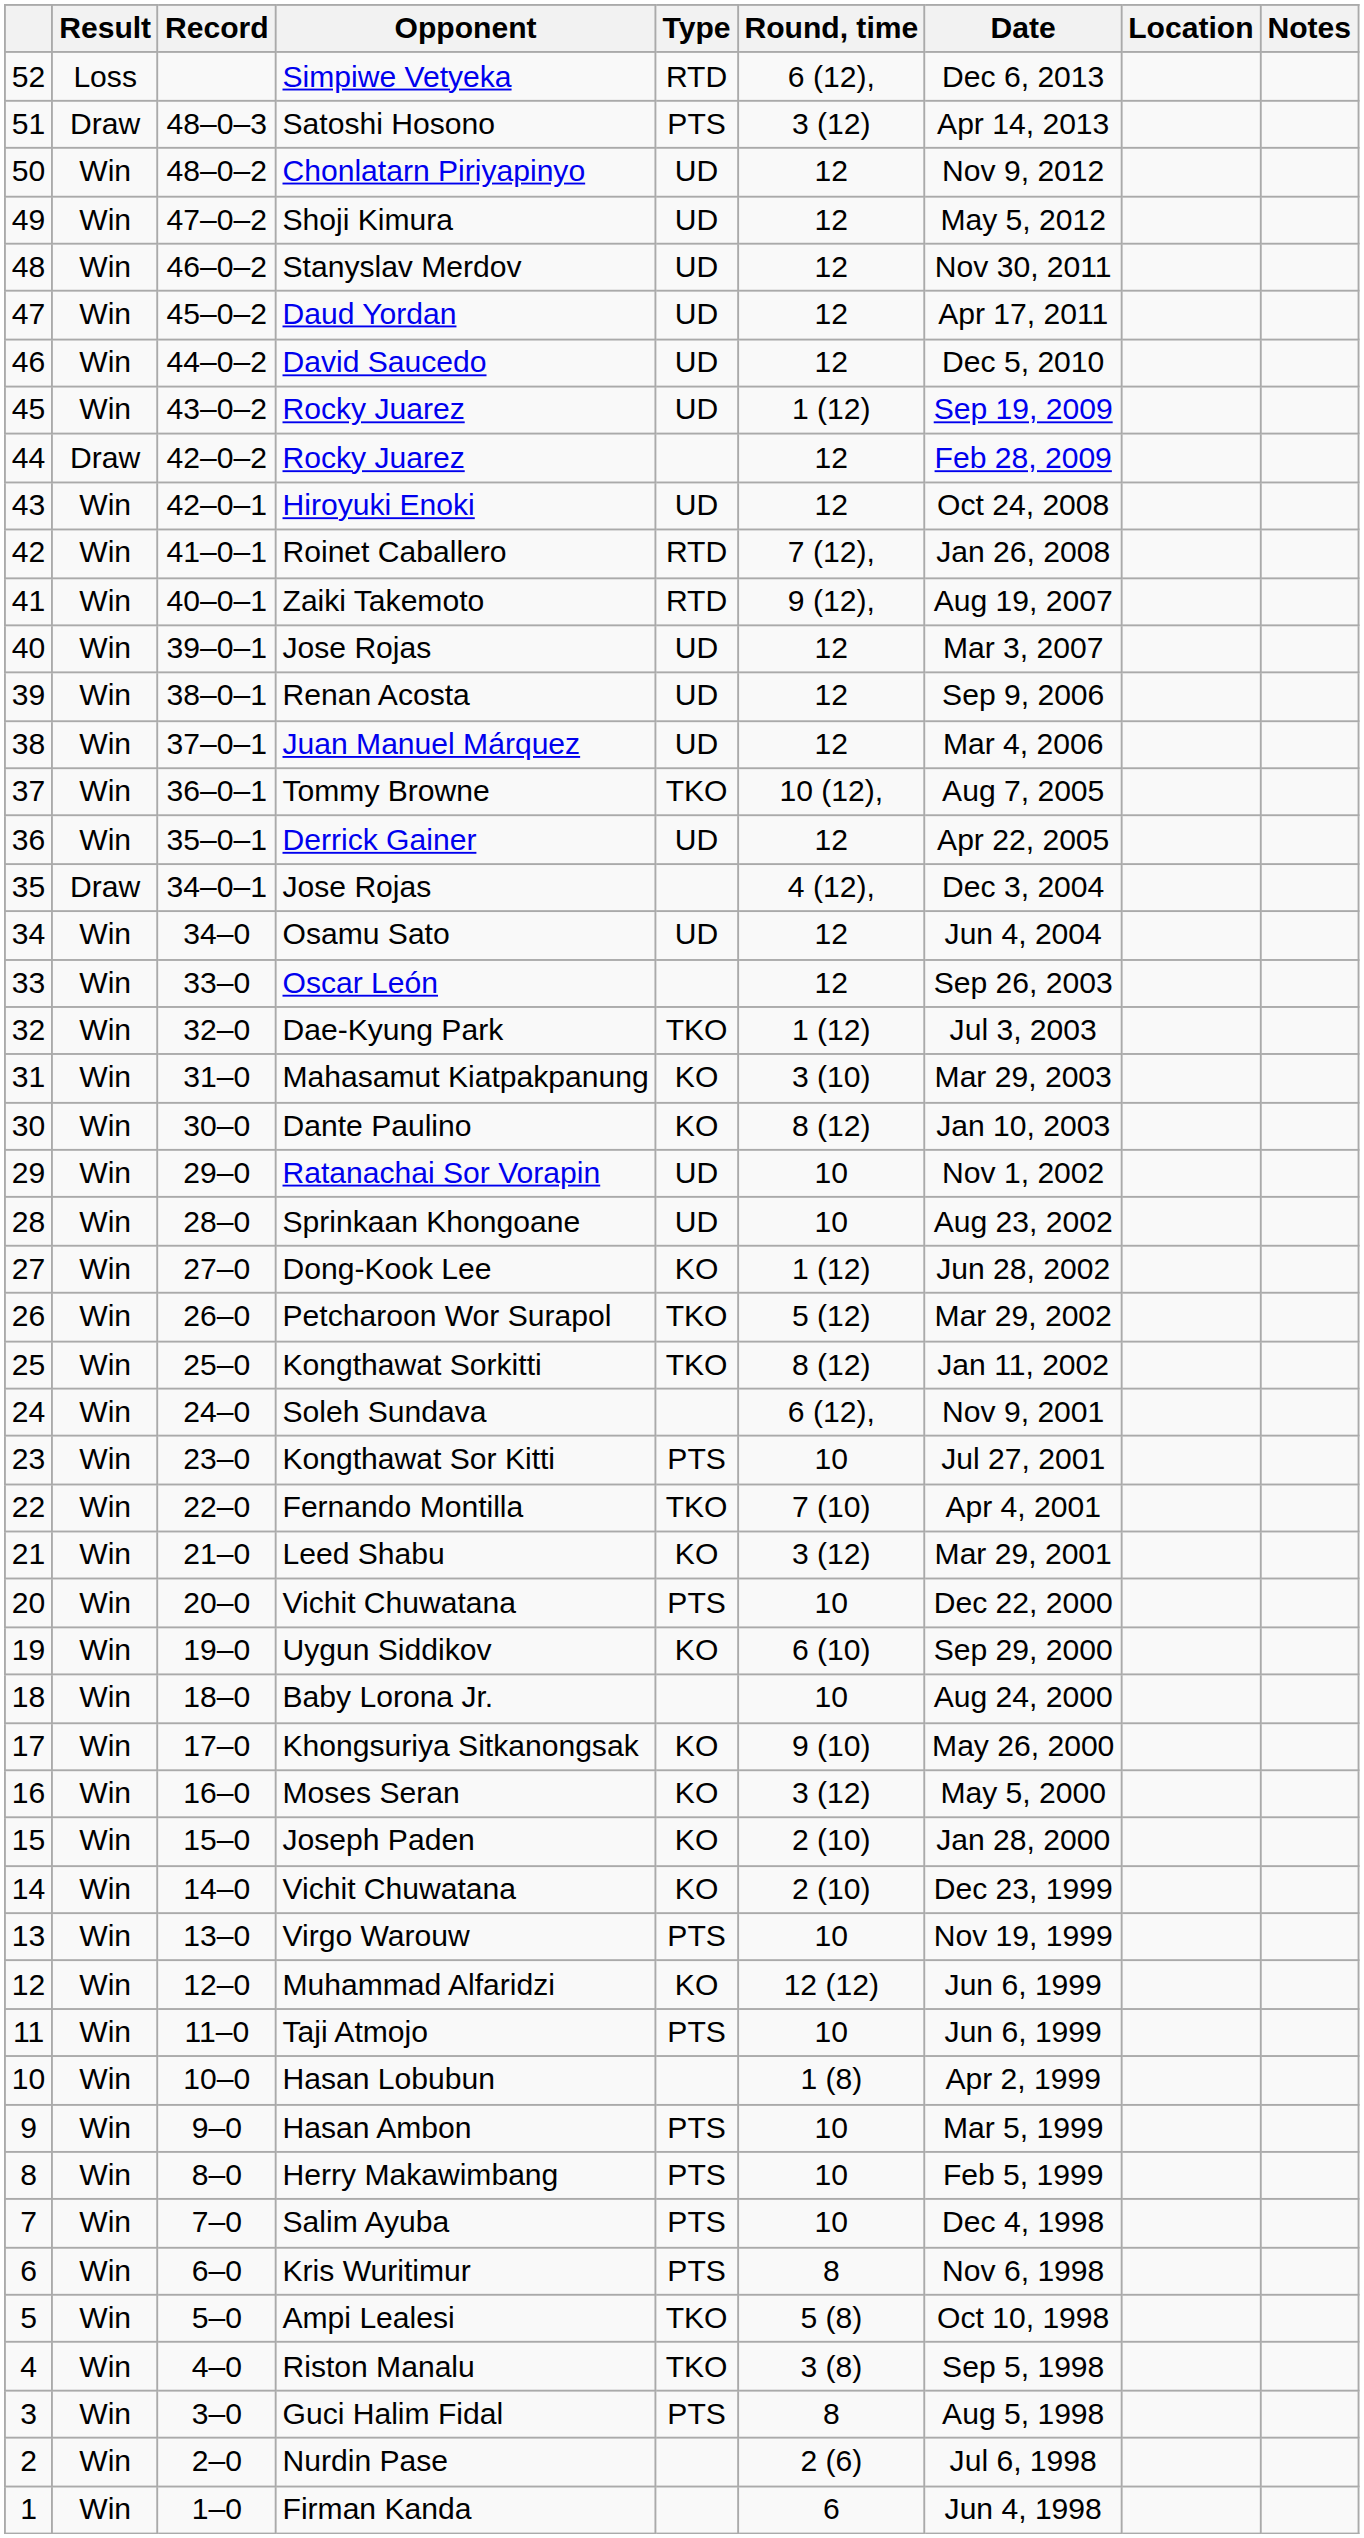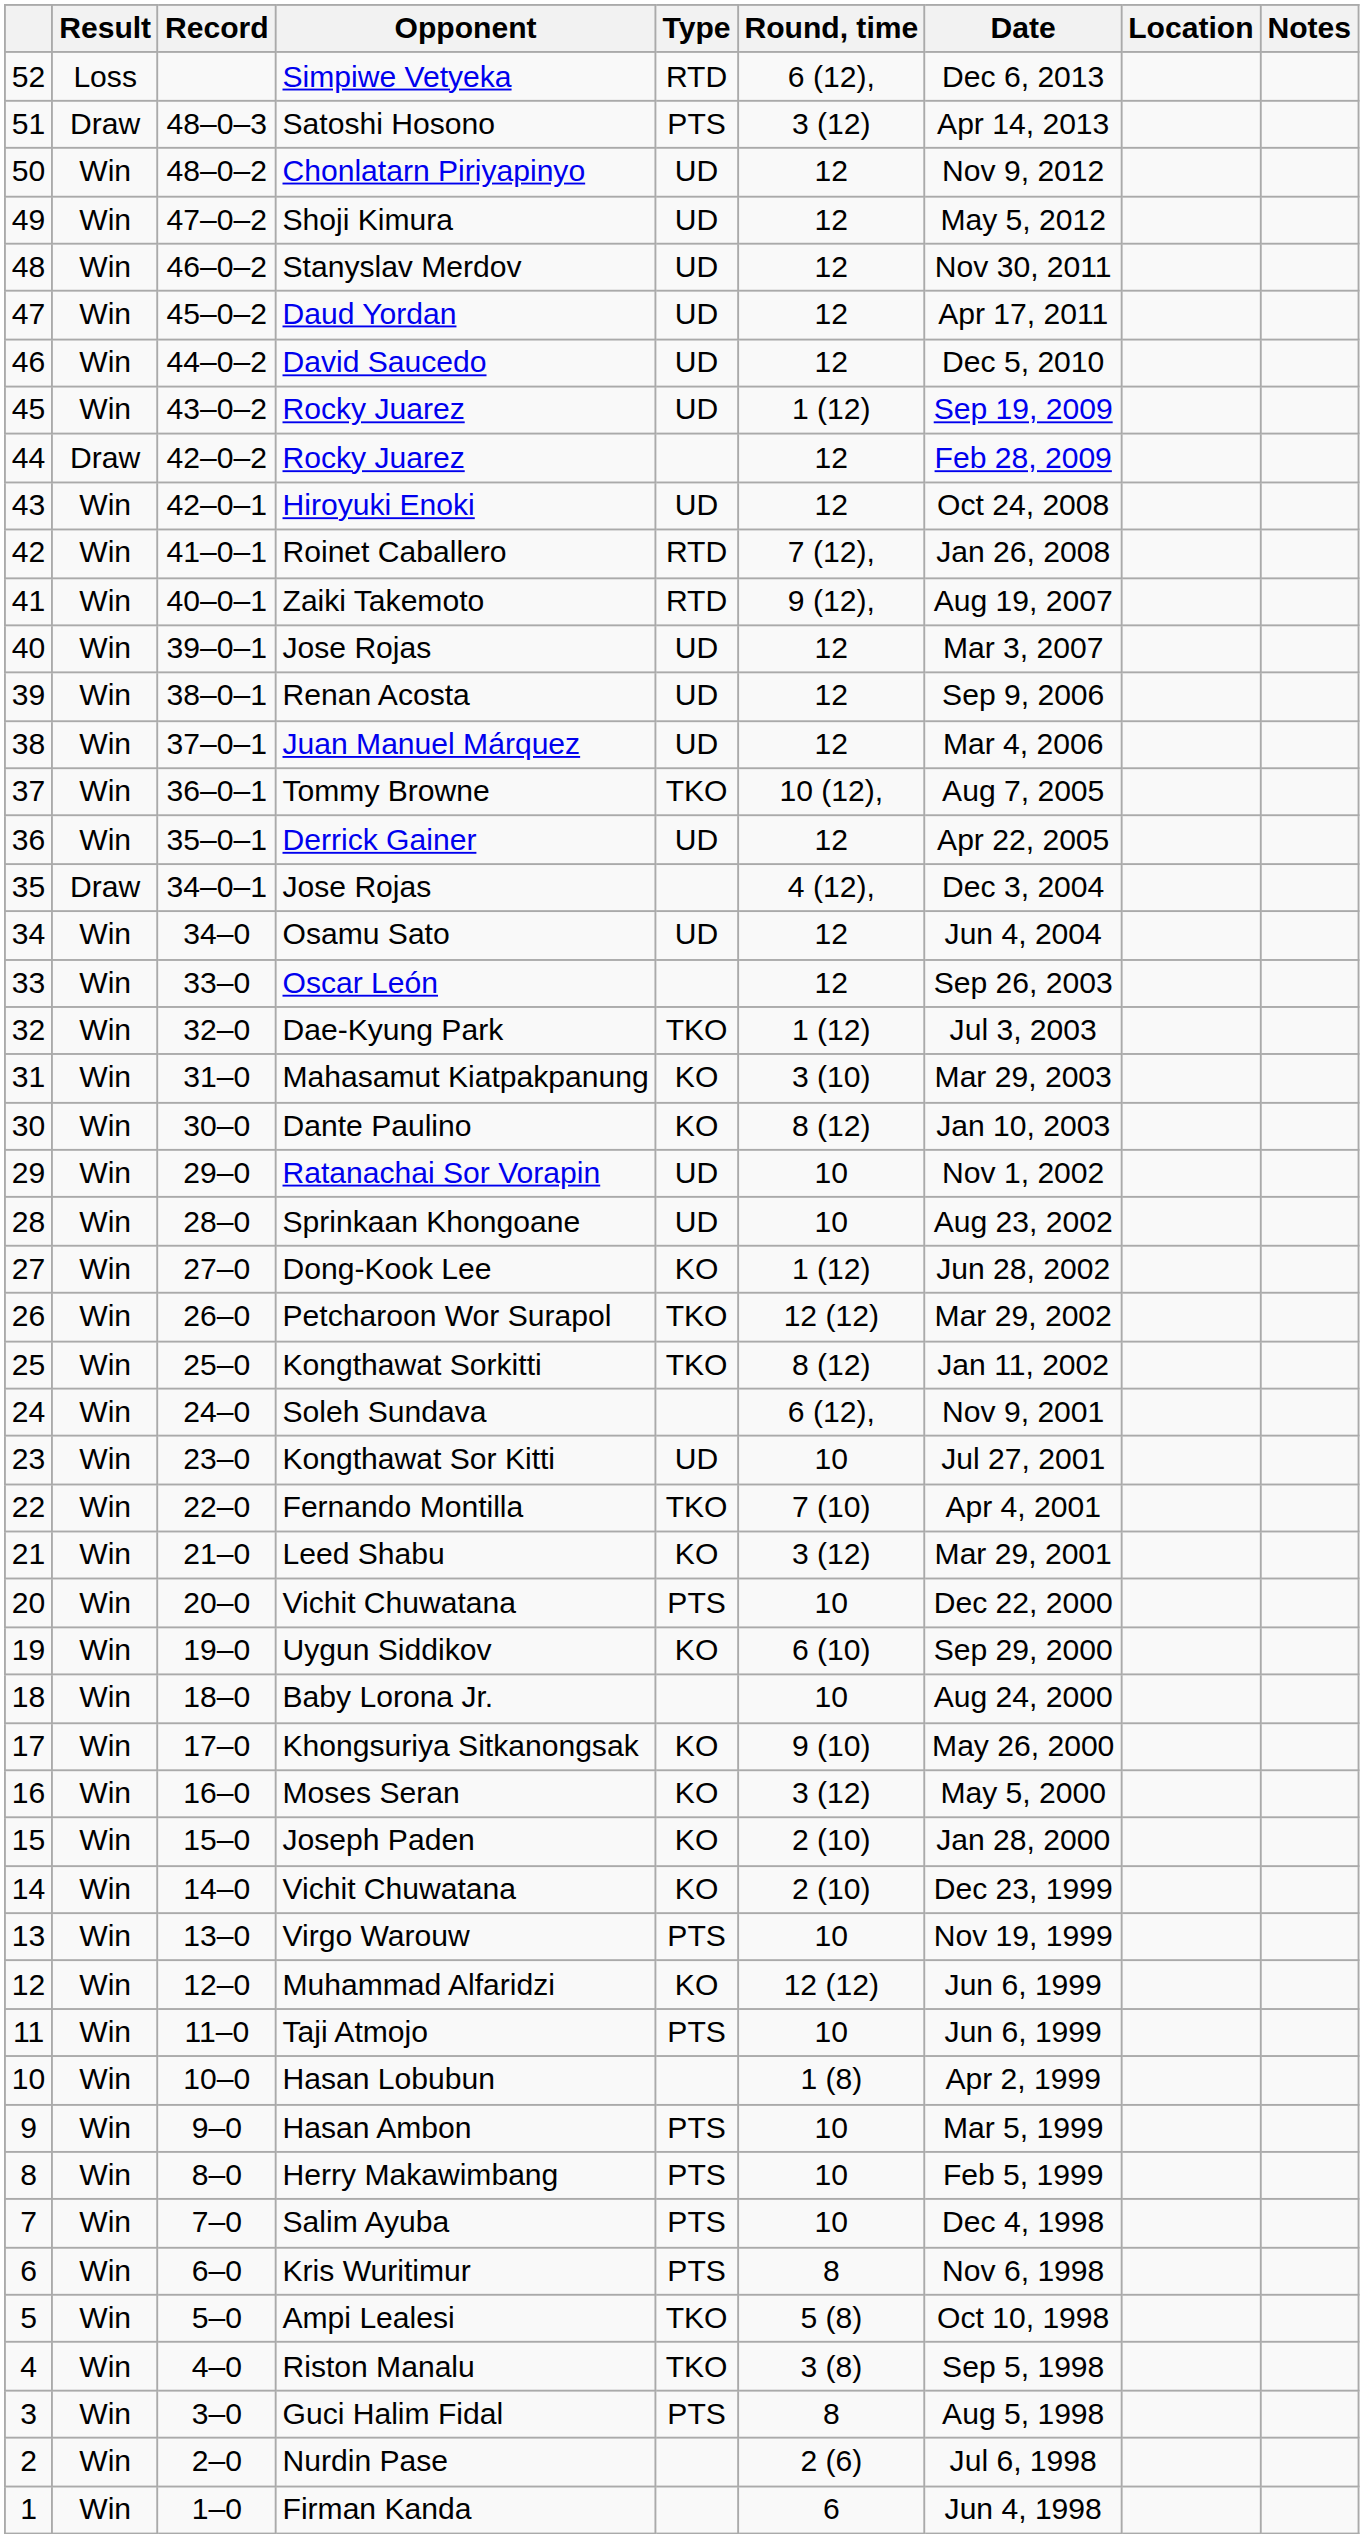(831, 1316) 5 (12) -> (831, 1316) 12 (12)
(697, 1459) PTS -> (697, 1459) UD
